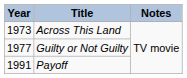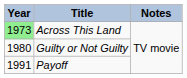(19, 31) no background -> (19, 31) lightgreen background
(19, 48) 1977 -> (19, 48) 1980
